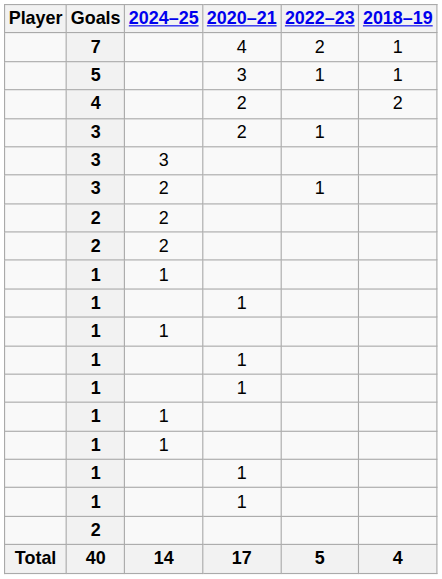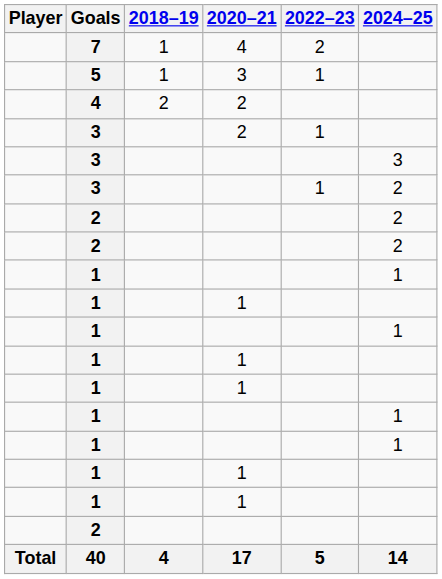columns swapped: (398, 18) <-> (164, 18)
